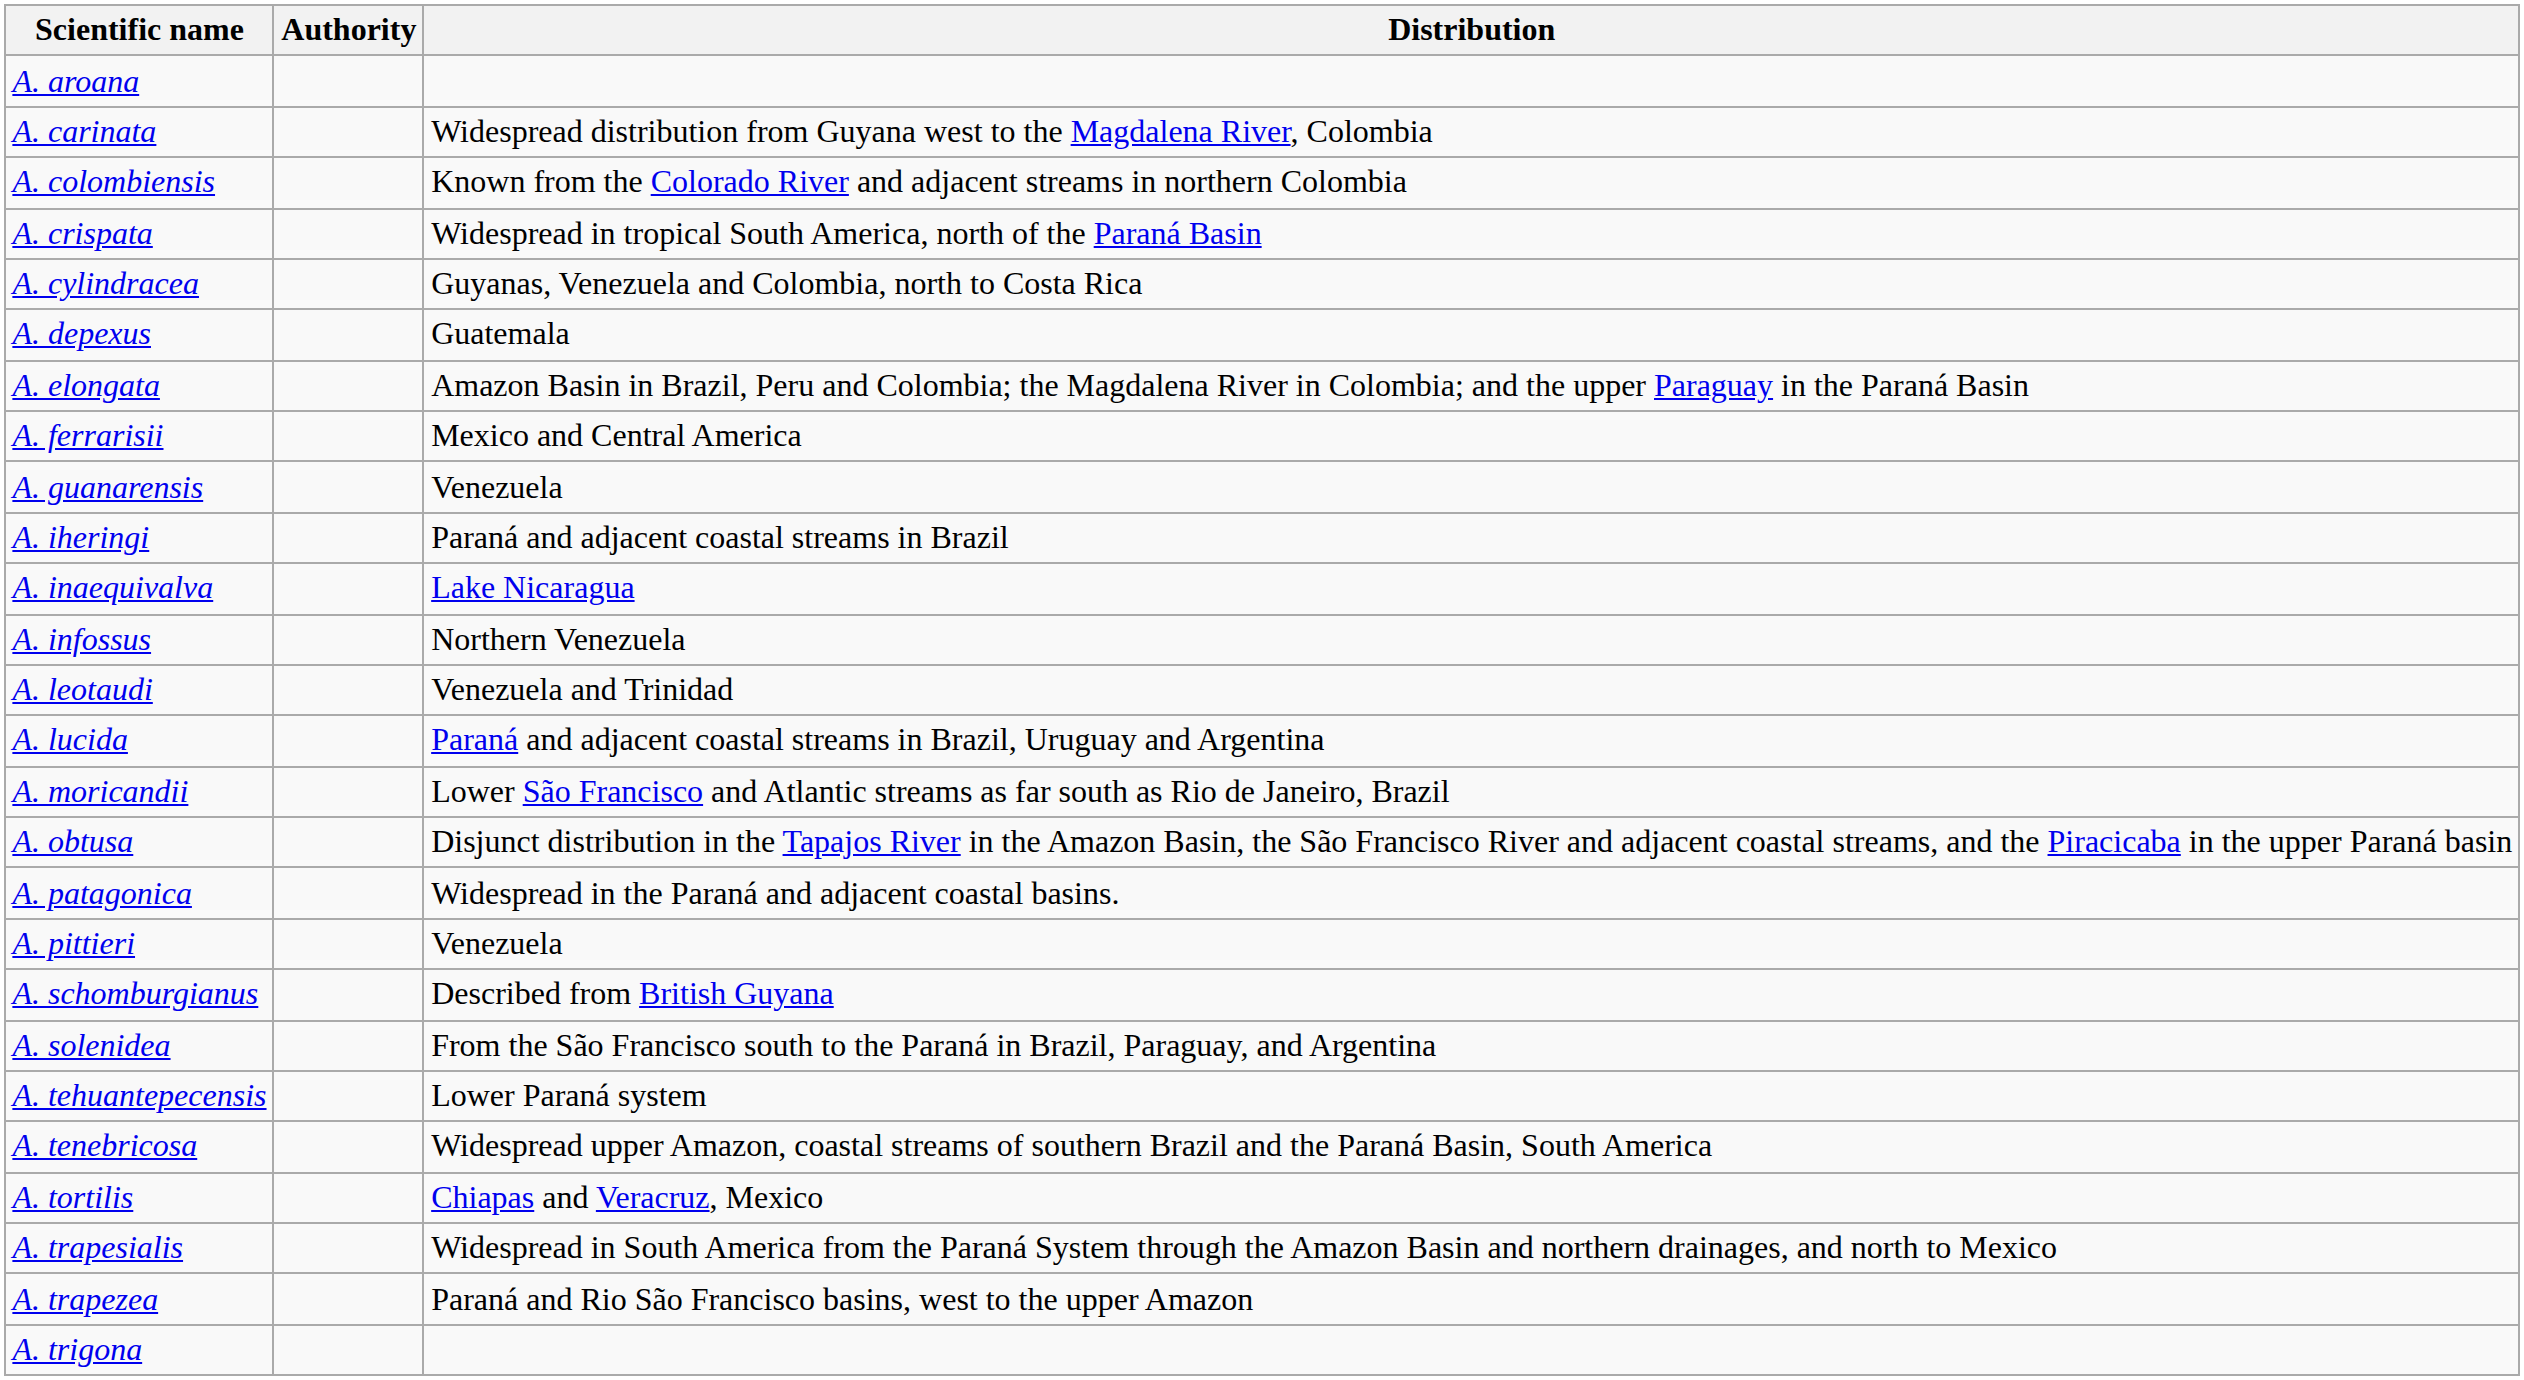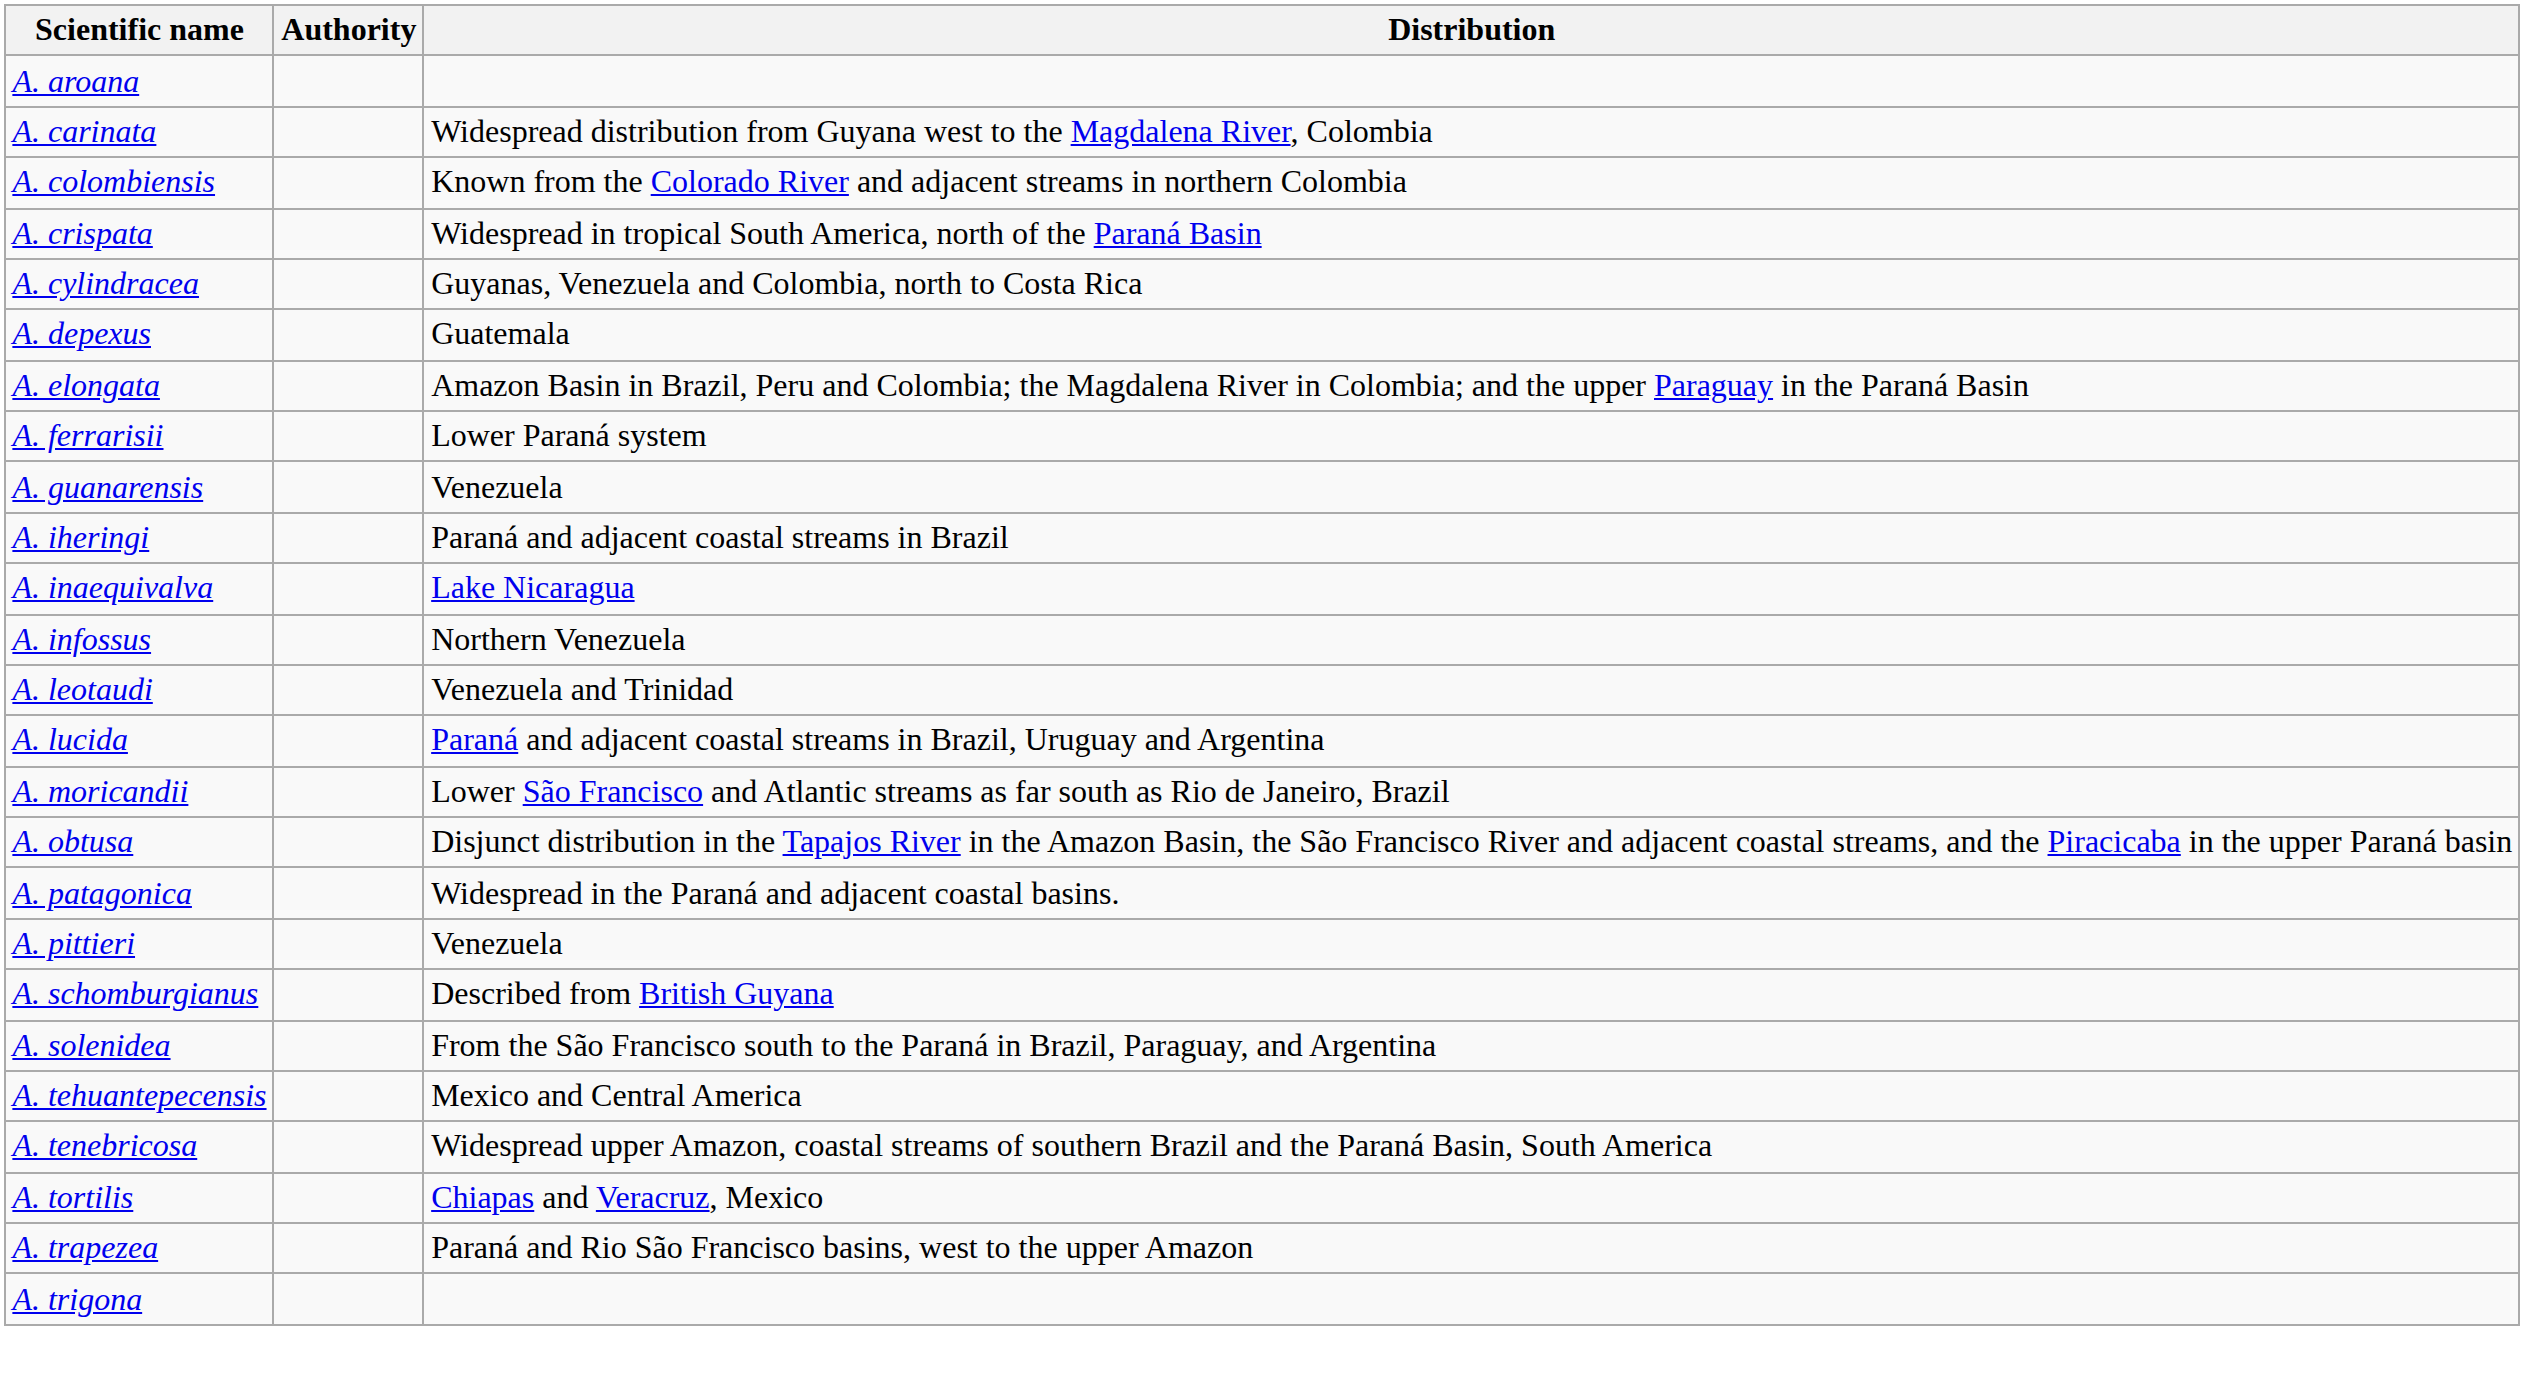(616, 435) Mexico and Central America -> (569, 435) Lower Paraná system
(569, 1095) Lower Paraná system -> (616, 1095) Mexico and Central America
- row: (98, 1247)
